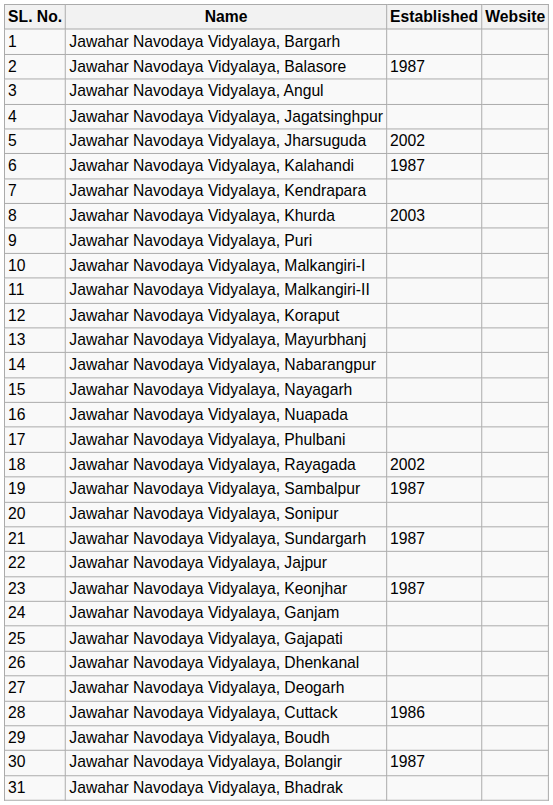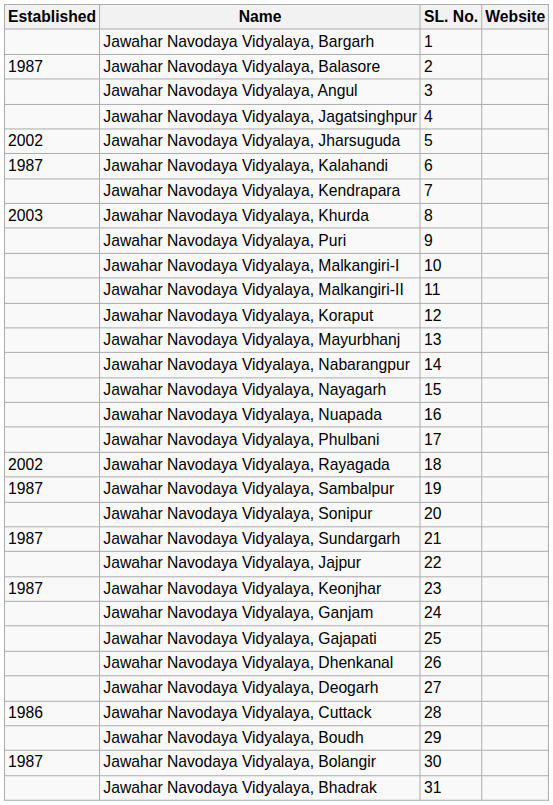columns swapped: (35, 16) <-> (434, 16)
